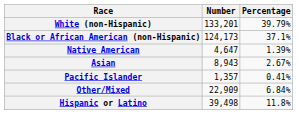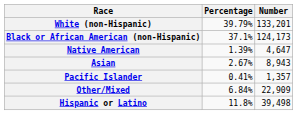columns swapped: (221, 11) <-> (266, 11)
